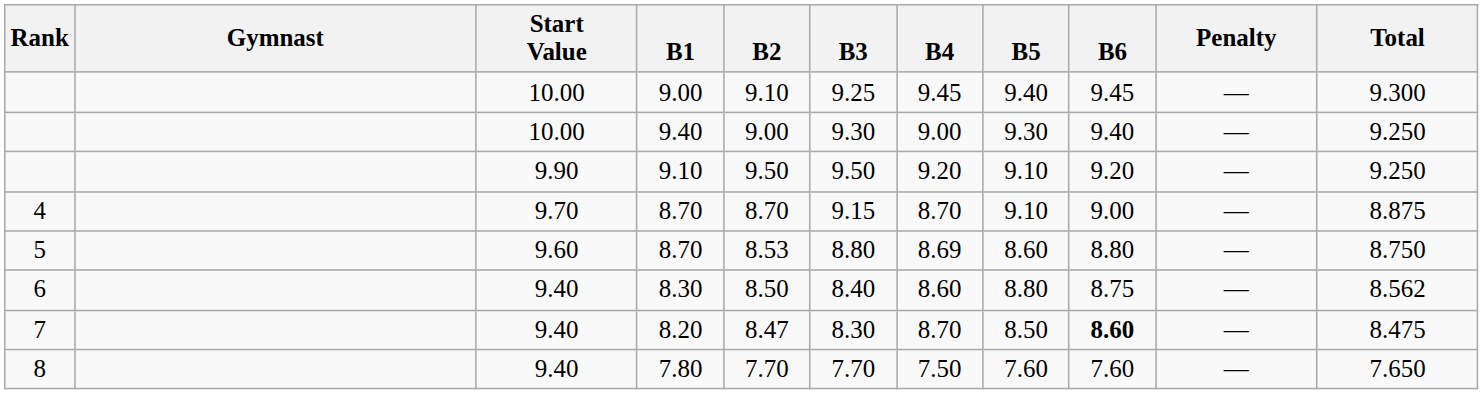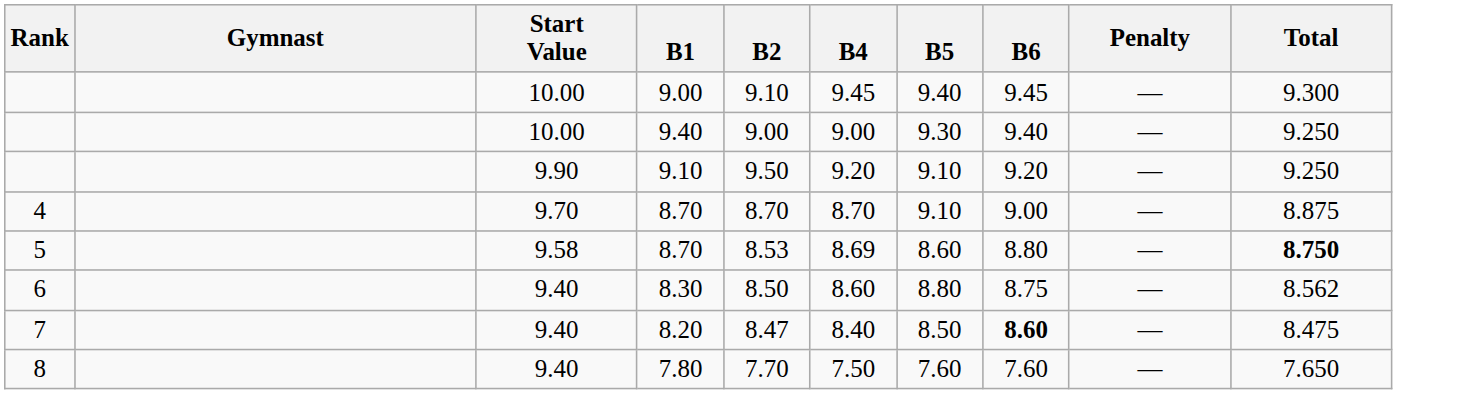- column: (853, 52)
(557, 250) 9.60 -> (557, 250) 9.58
(1398, 250) normal -> (1311, 250) bold
(940, 329) 8.70 -> (853, 329) 8.40
